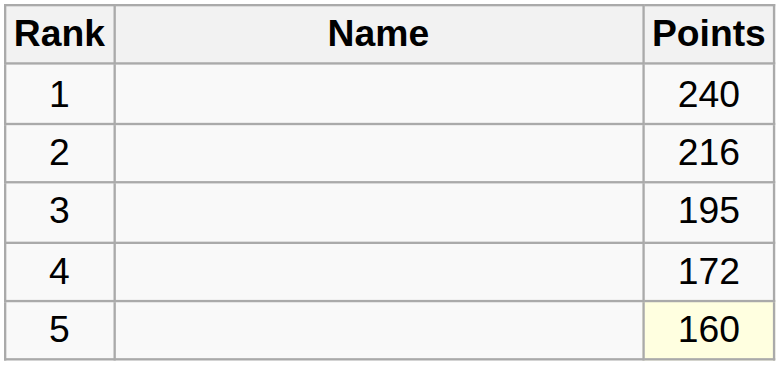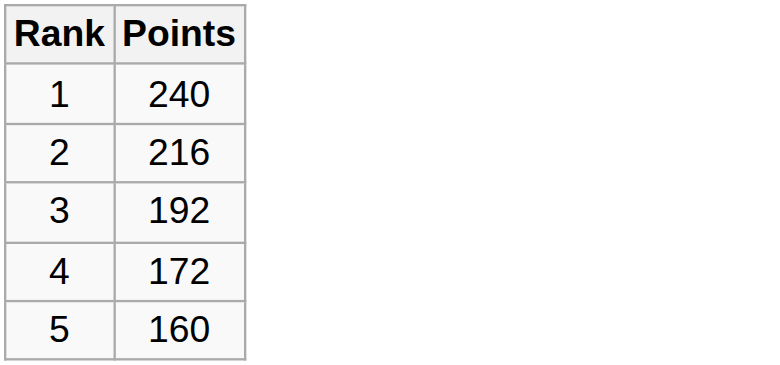- column: (378, 34)
(709, 211) 195 -> (179, 211) 192
(709, 329) lightyellow background -> (179, 329) no background
